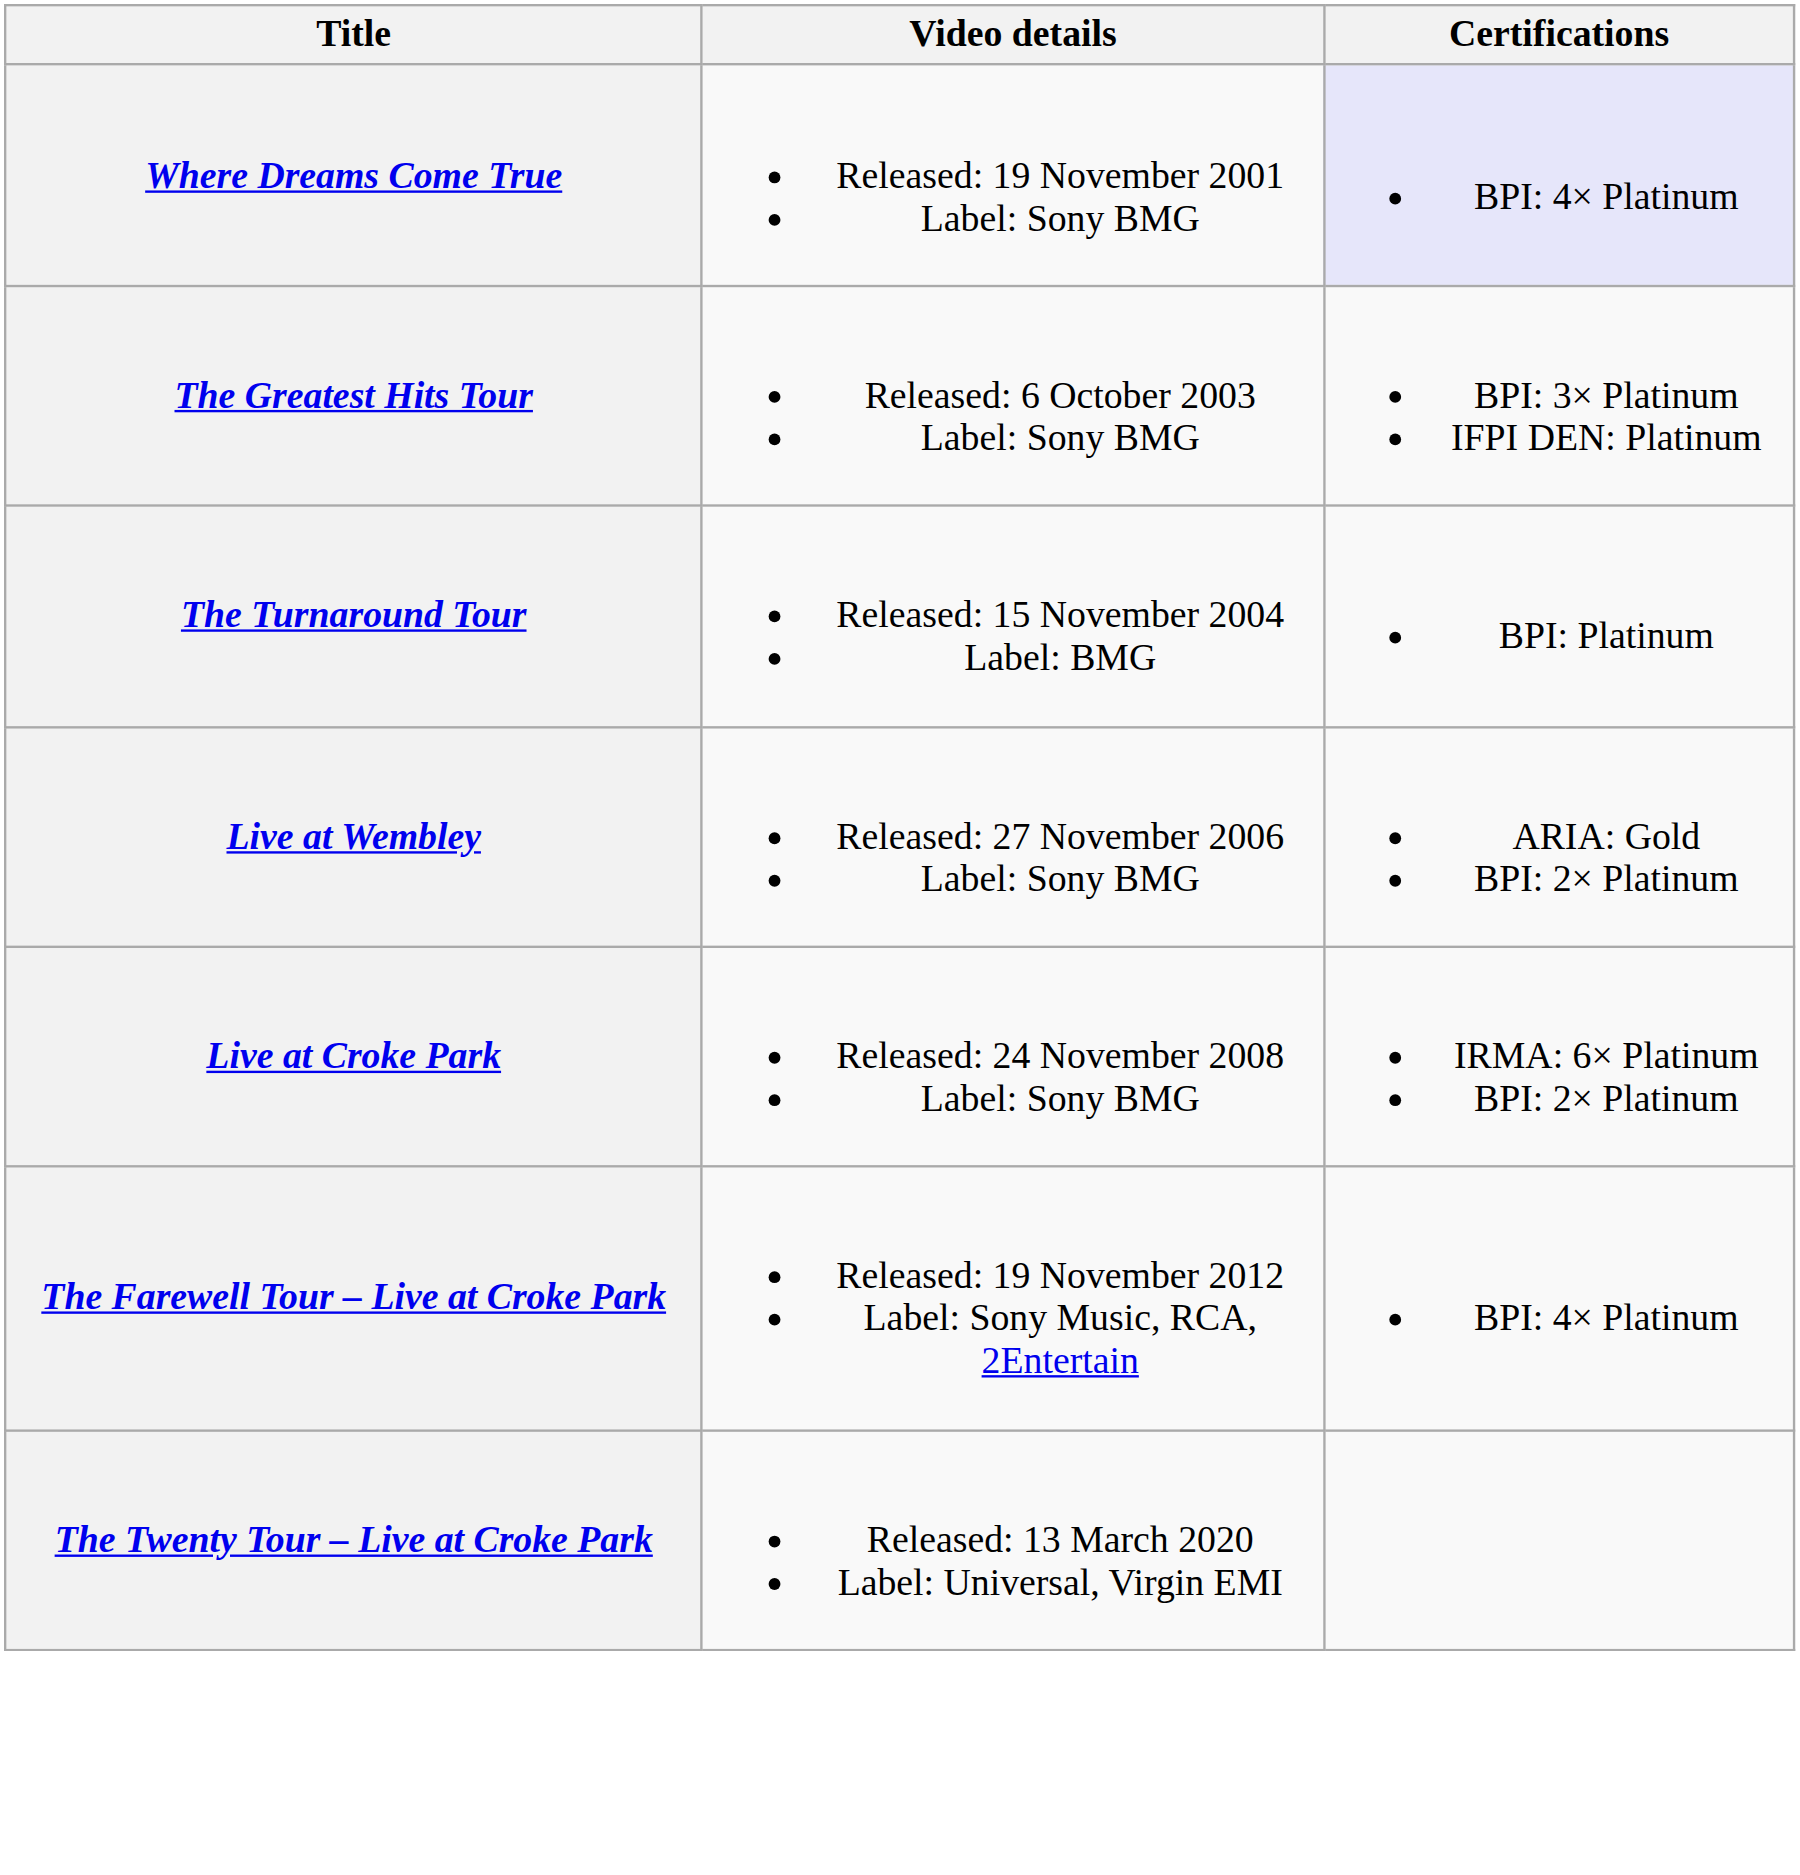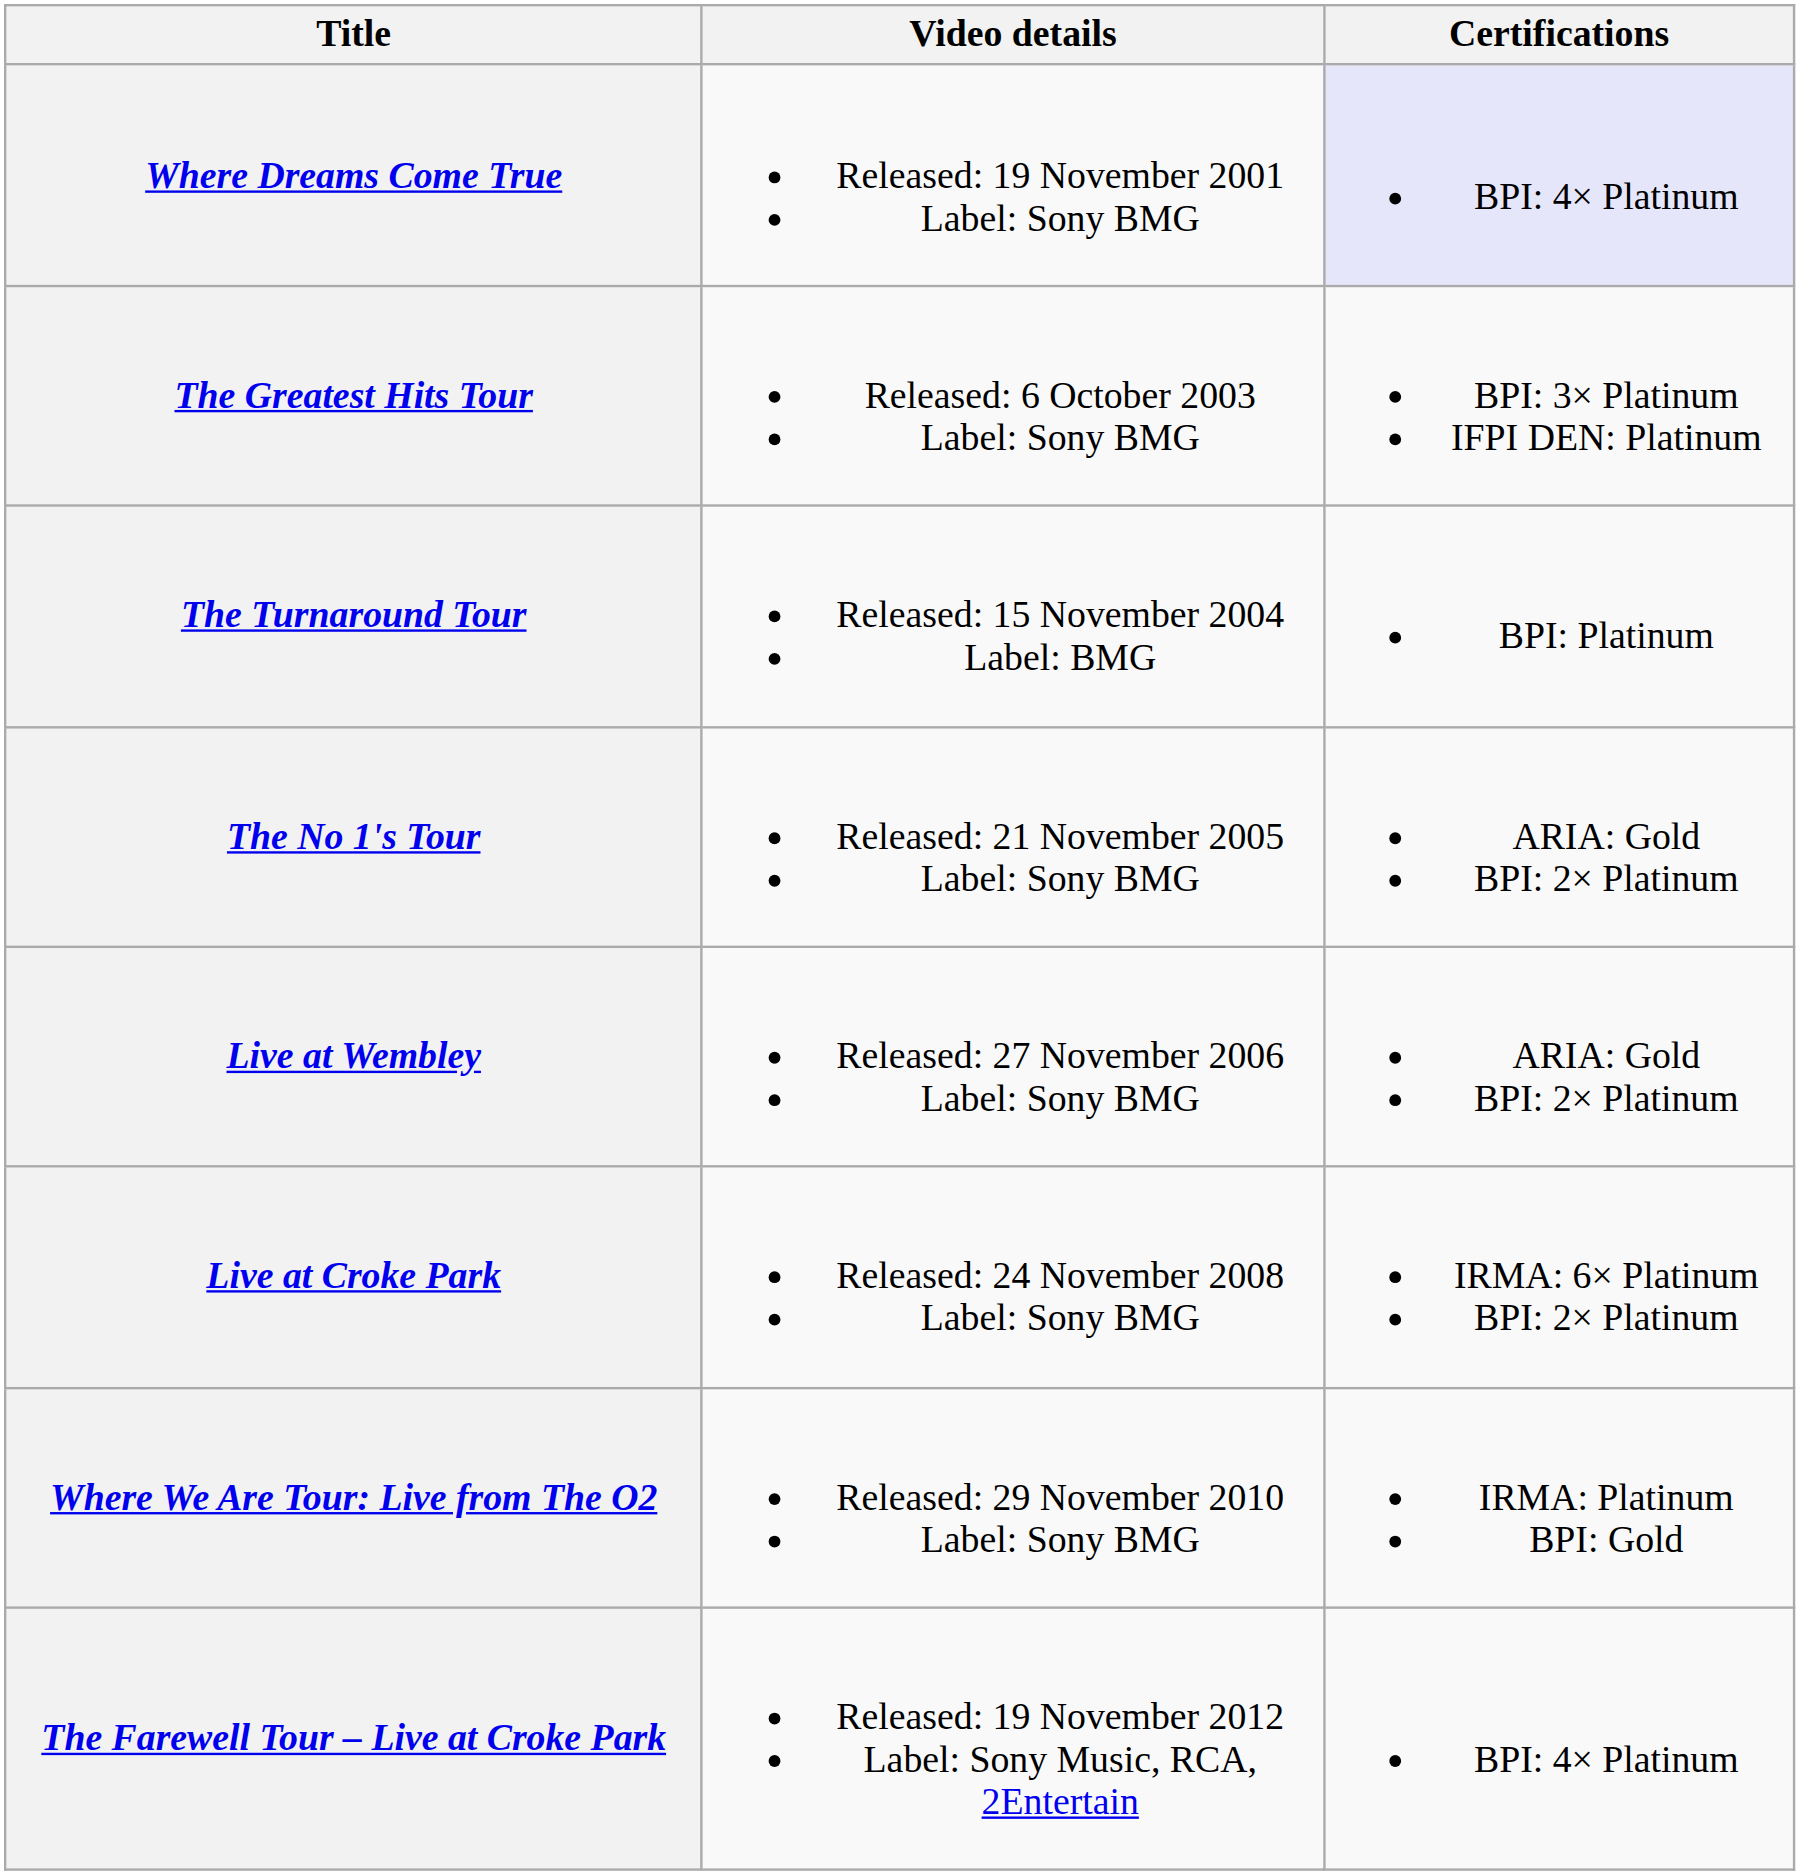+ row: (354, 835)
+ row: (354, 1496)
- row: (354, 1539)
